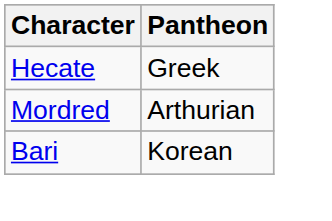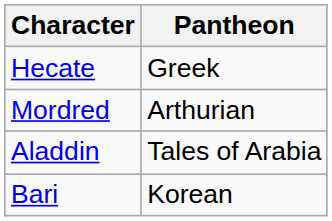+ row: (55, 151)
